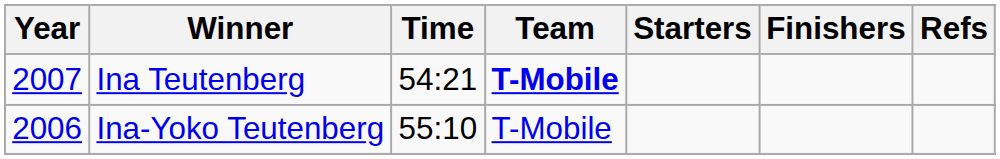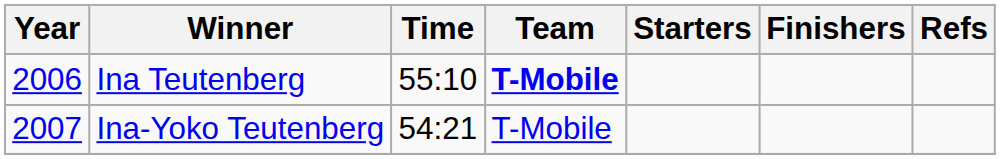(47, 79) 2007 -> (47, 79) 2006
(438, 79) 54:21 -> (438, 79) 55:10
(47, 128) 2006 -> (47, 128) 2007
(438, 128) 55:10 -> (438, 128) 54:21
